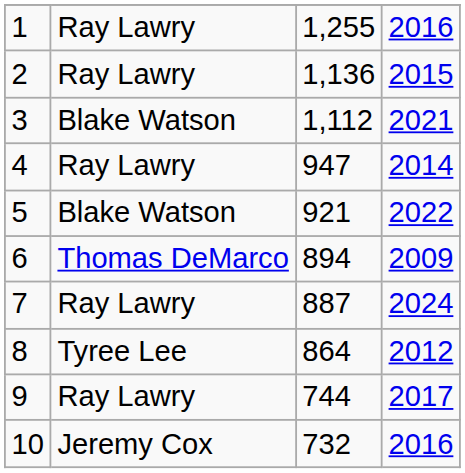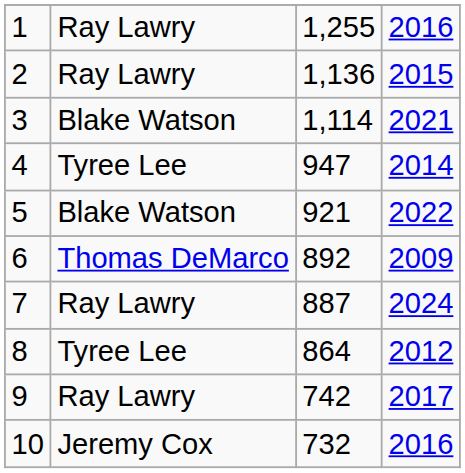(338, 119) 1,112 -> (338, 119) 1,114
(126, 166) Ray Lawry -> (122, 166) Tyree Lee
(327, 258) 894 -> (327, 258) 892
(327, 397) 744 -> (327, 397) 742
